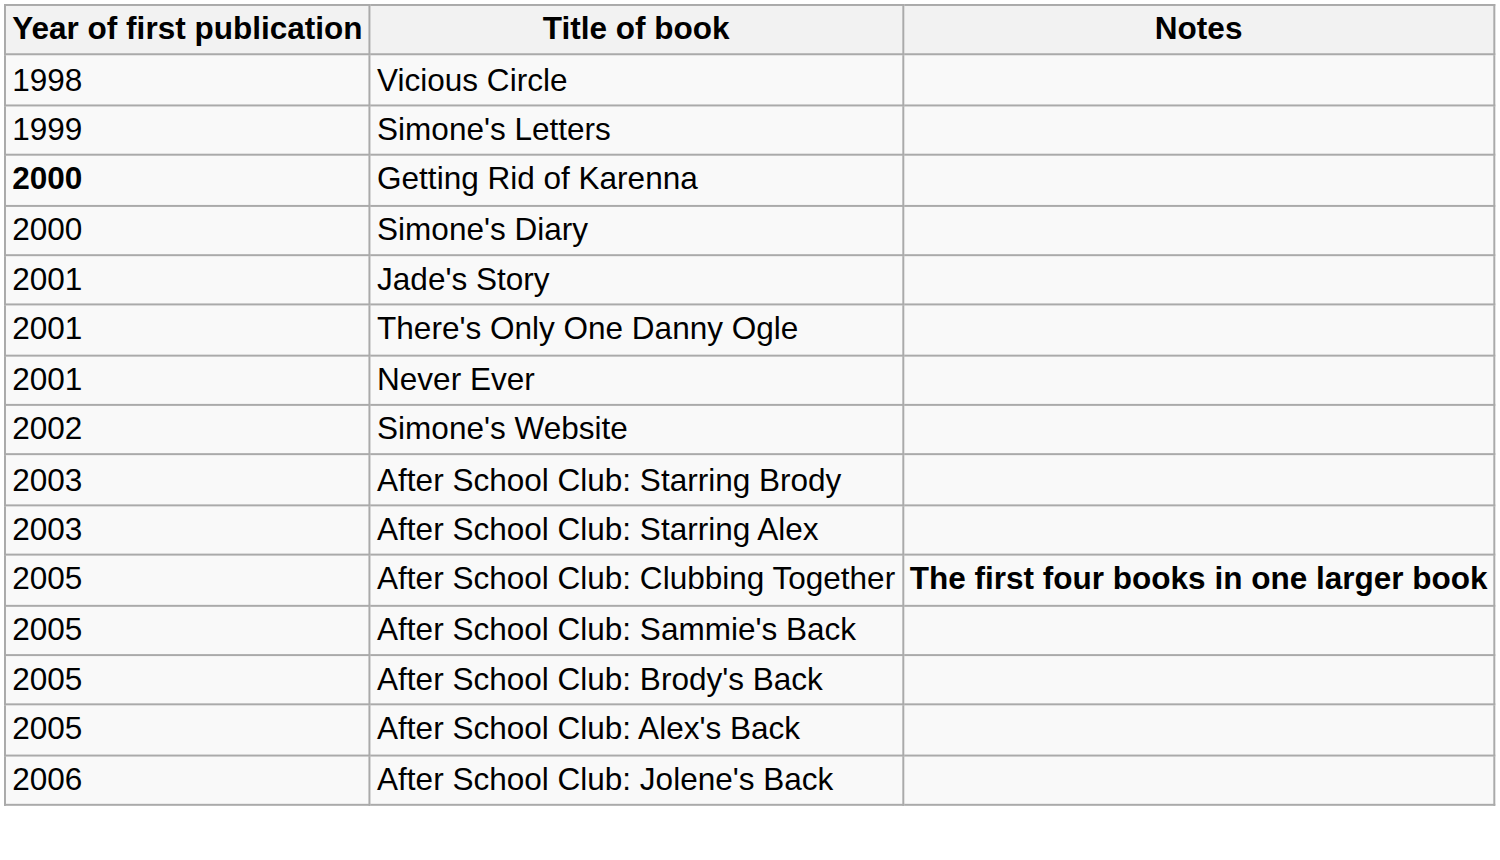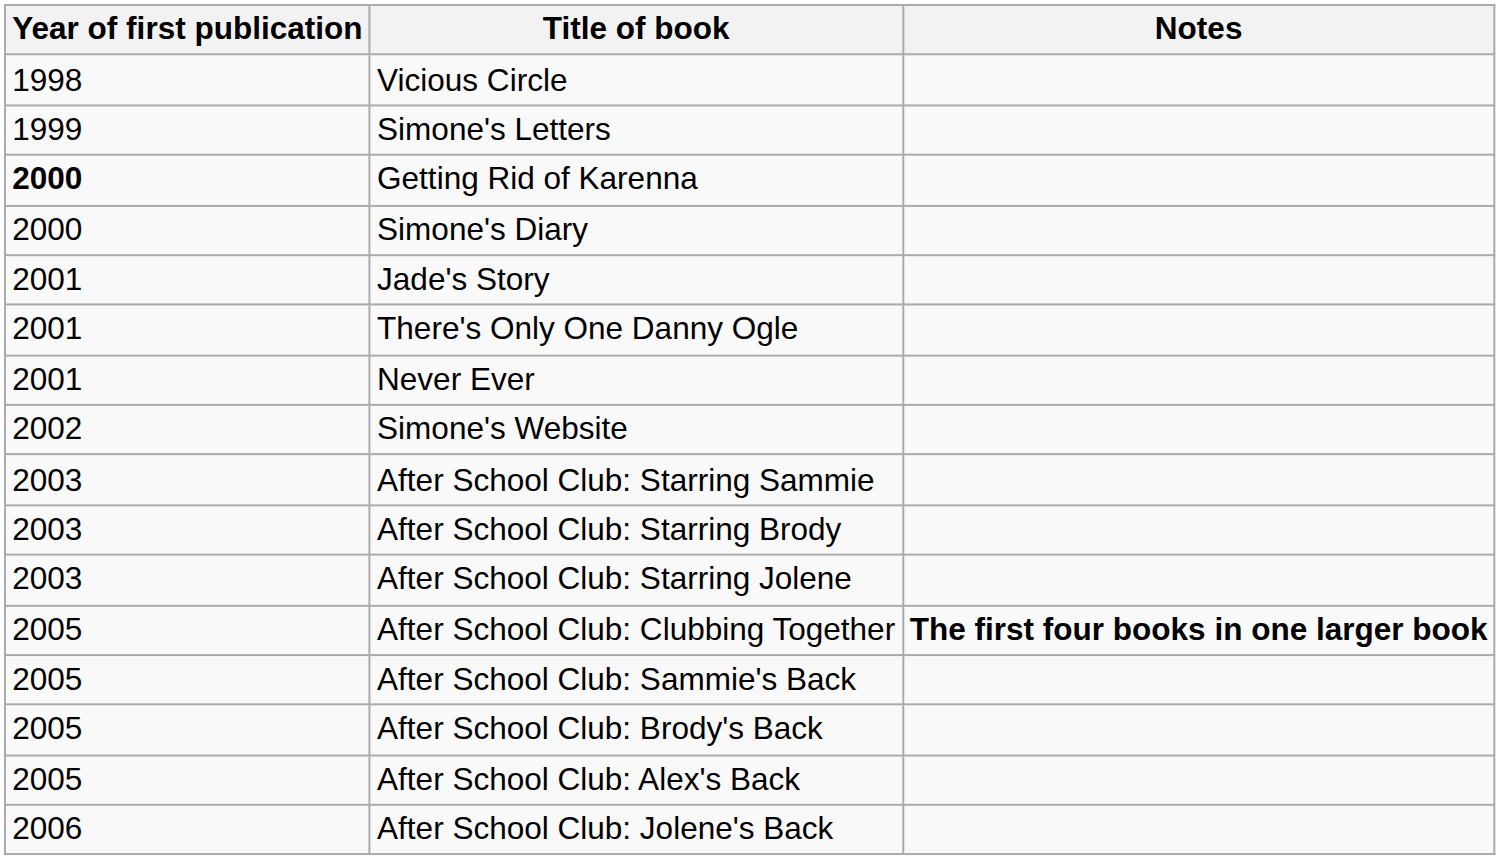+ row: (626, 479)
- row: (598, 529)
+ row: (614, 579)
